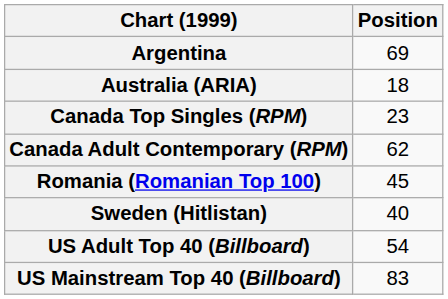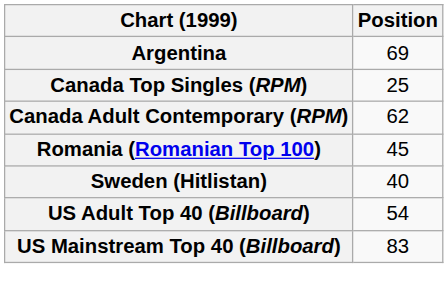- row: (179, 85)
(398, 117) 23 -> (398, 85) 25
